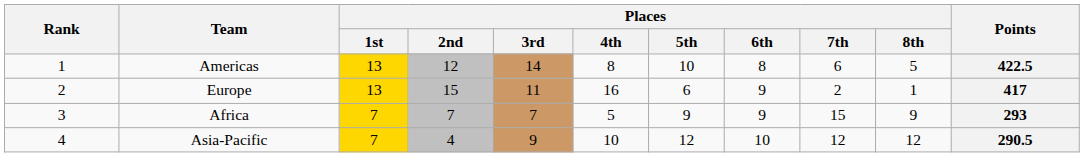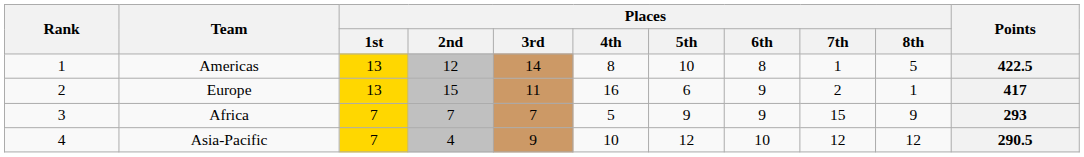(838, 66) 6 -> (838, 66) 1
